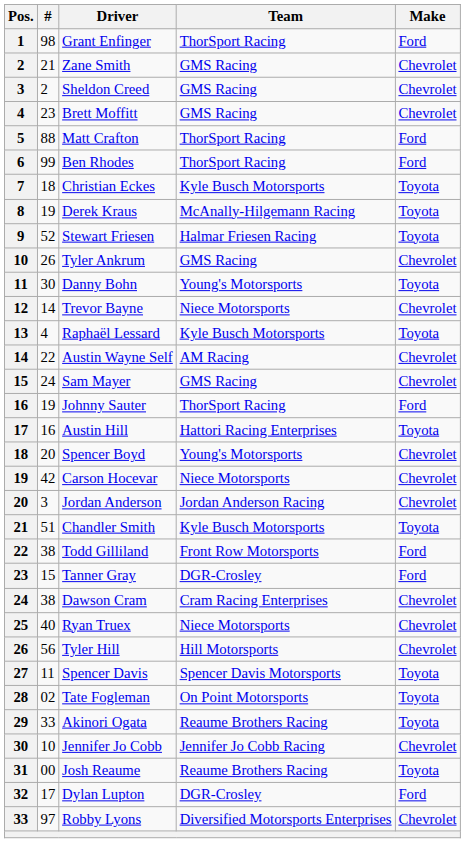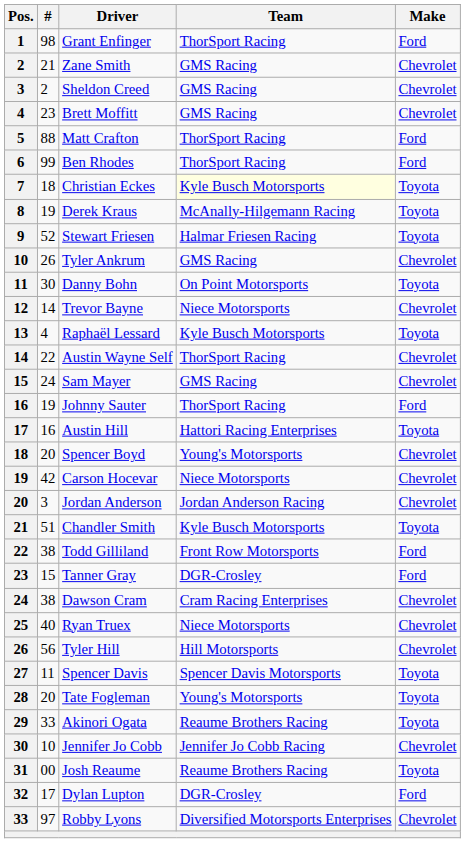(252, 187) no background -> (252, 187) lightyellow background
(241, 284) Young's Motorsports -> (244, 284) On Point Motorsports
(214, 357) AM Racing -> (233, 357) ThorSport Racing
(48, 697) 02 -> (48, 697) 20
(244, 697) On Point Motorsports -> (241, 697) Young's Motorsports
